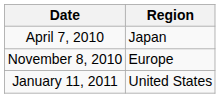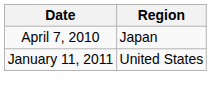- row: (65, 59)
